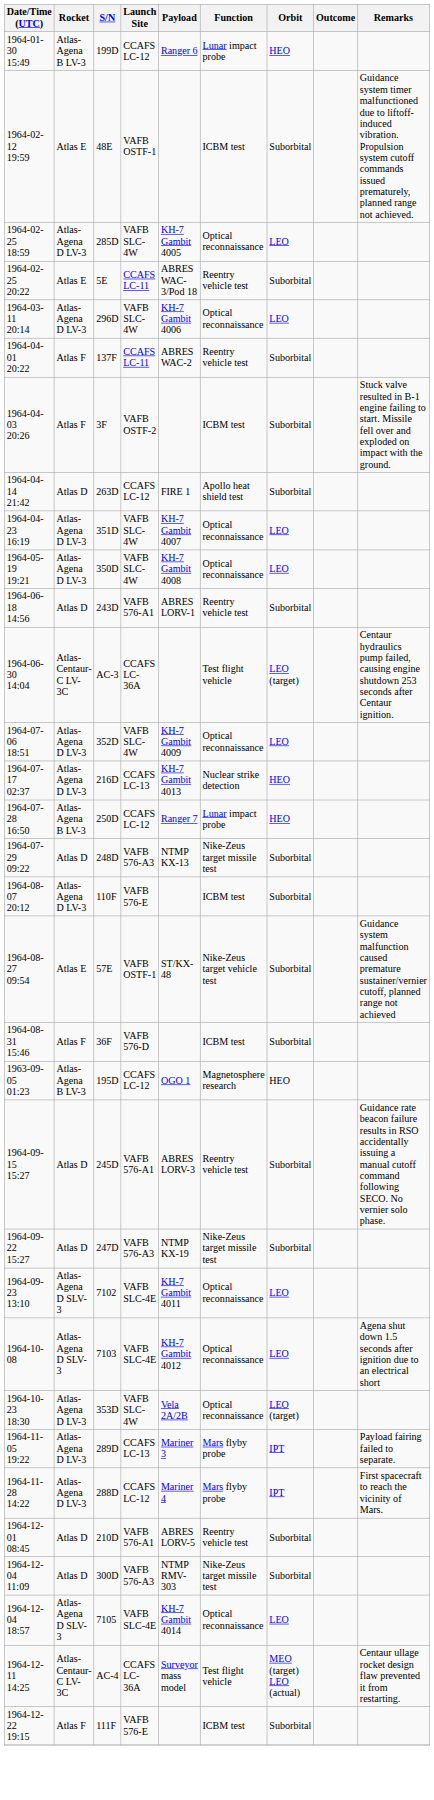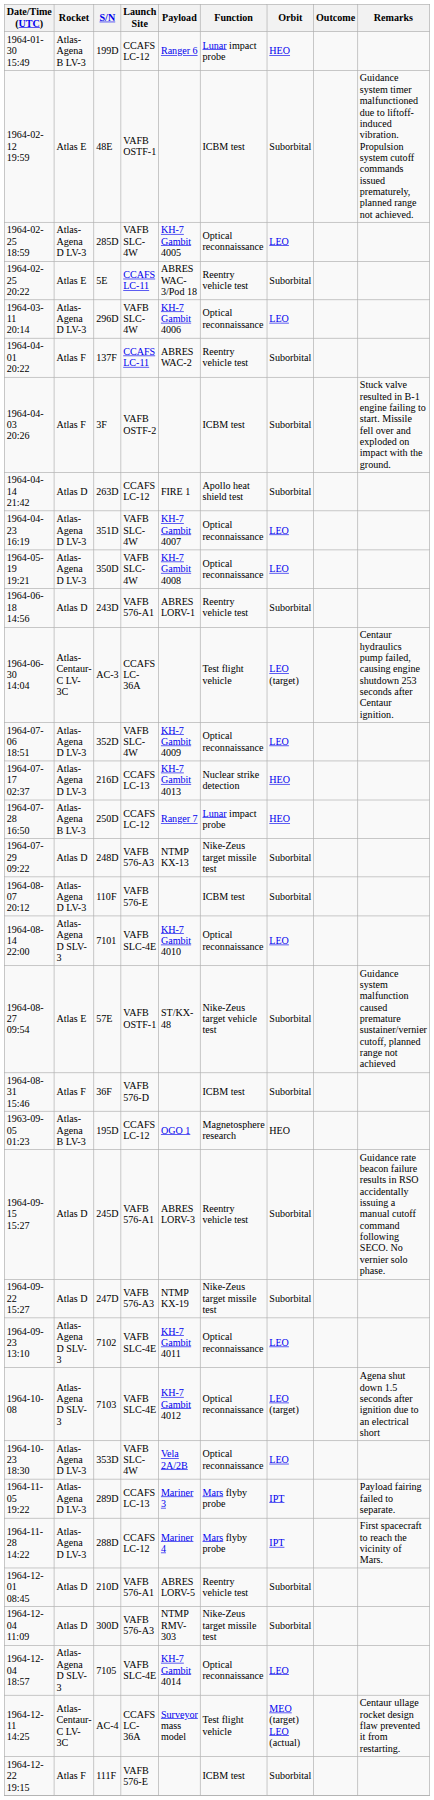+ row: (25, 940)
(279, 1354) LEO -> (284, 1404) LEO (target)
(284, 1410) LEO (target) -> (279, 1460) LEO
